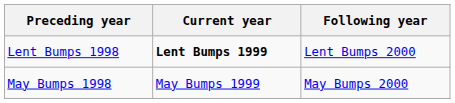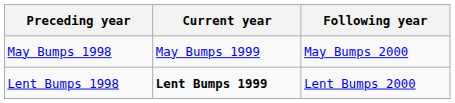rows swapped: (63, 51) <-> (59, 83)
